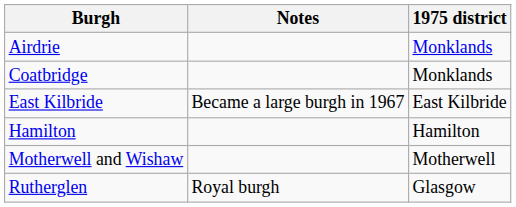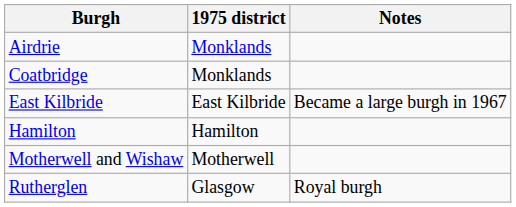columns swapped: (298, 18) <-> (460, 18)
